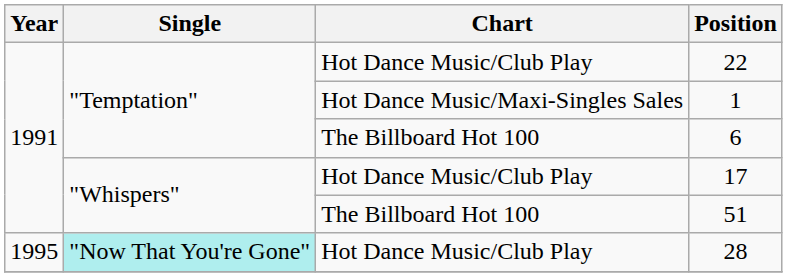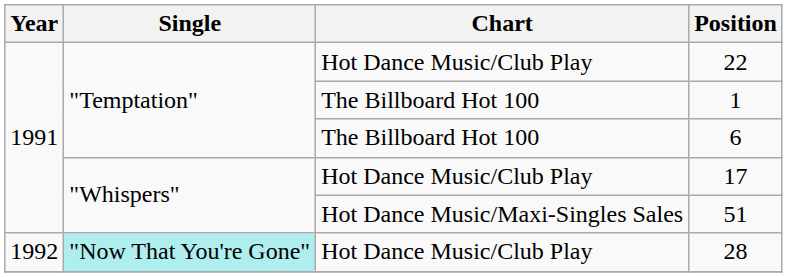(502, 99) Hot Dance Music/Maxi-Singles Sales -> (430, 99) The Billboard Hot 100
(430, 213) The Billboard Hot 100 -> (502, 213) Hot Dance Music/Maxi-Singles Sales
(34, 251) 1995 -> (34, 251) 1992
